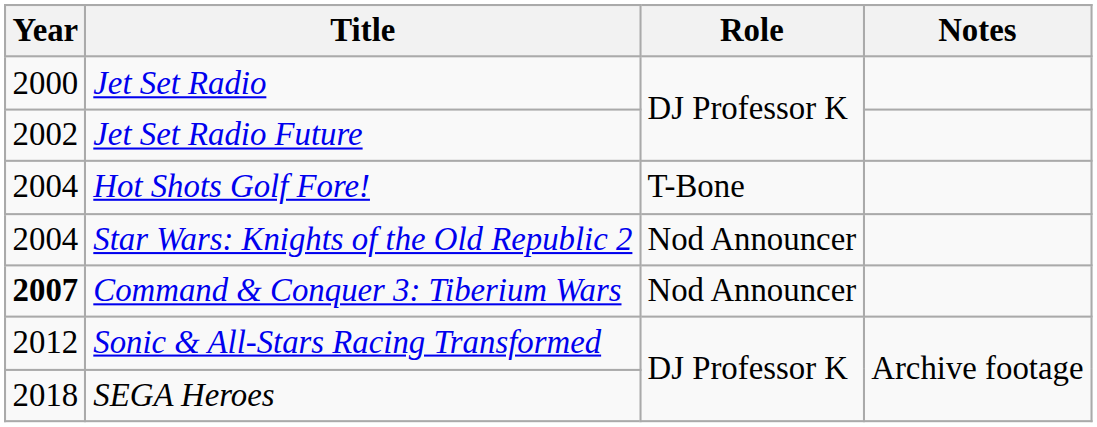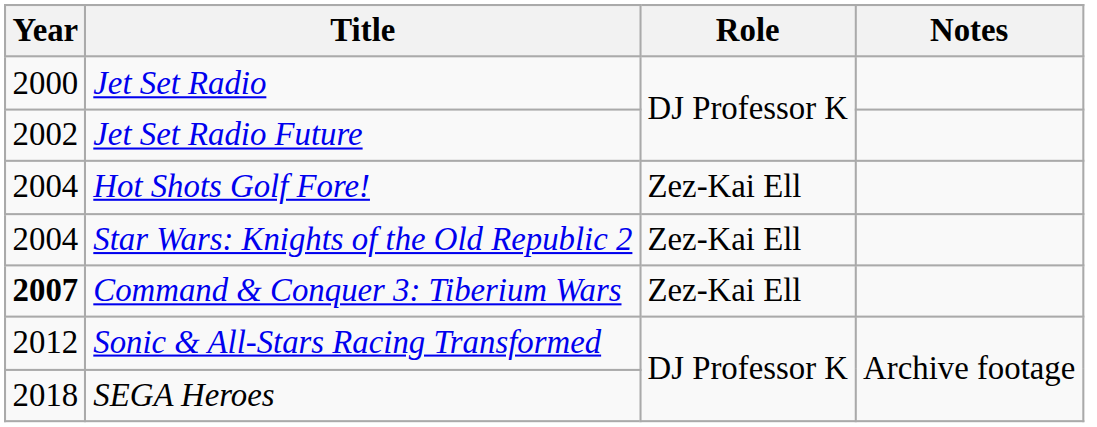(696, 186) T-Bone -> (724, 186) Zez-Kai Ell
(752, 238) Nod Announcer -> (724, 238) Zez-Kai Ell
(752, 290) Nod Announcer -> (724, 290) Zez-Kai Ell
